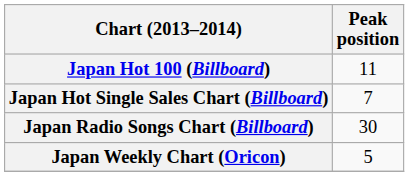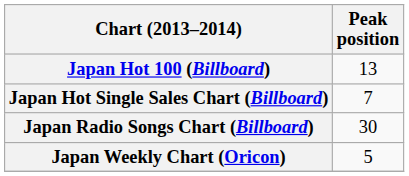(368, 68) 11 -> (368, 68) 13
